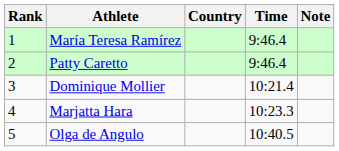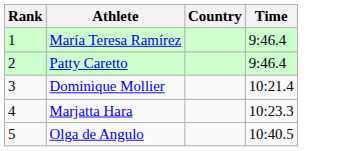- column: (315, 16)
